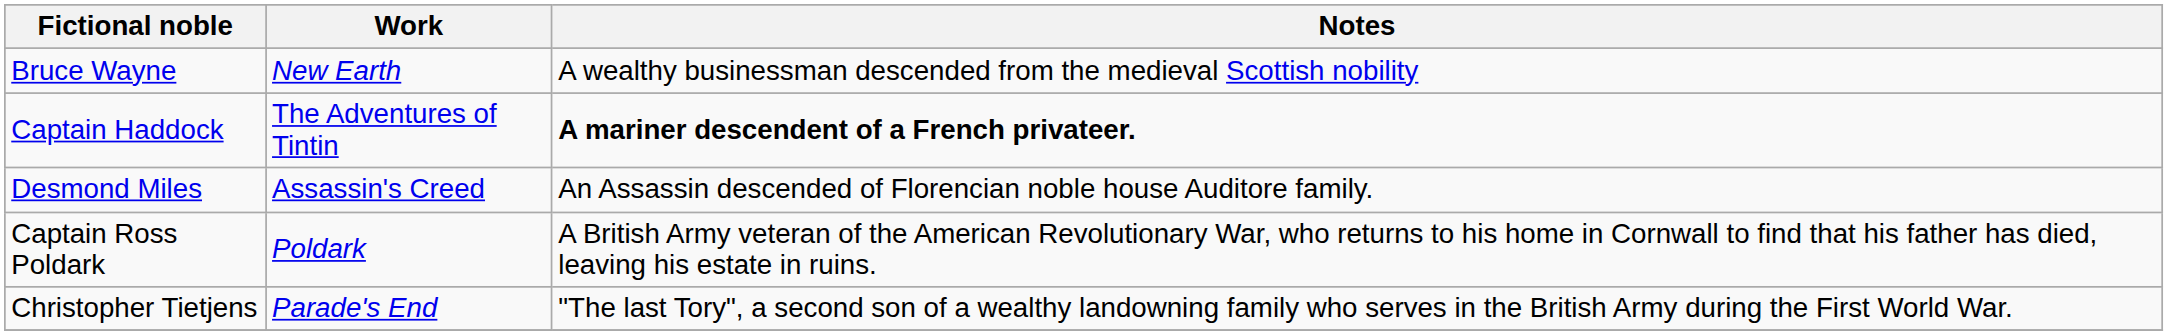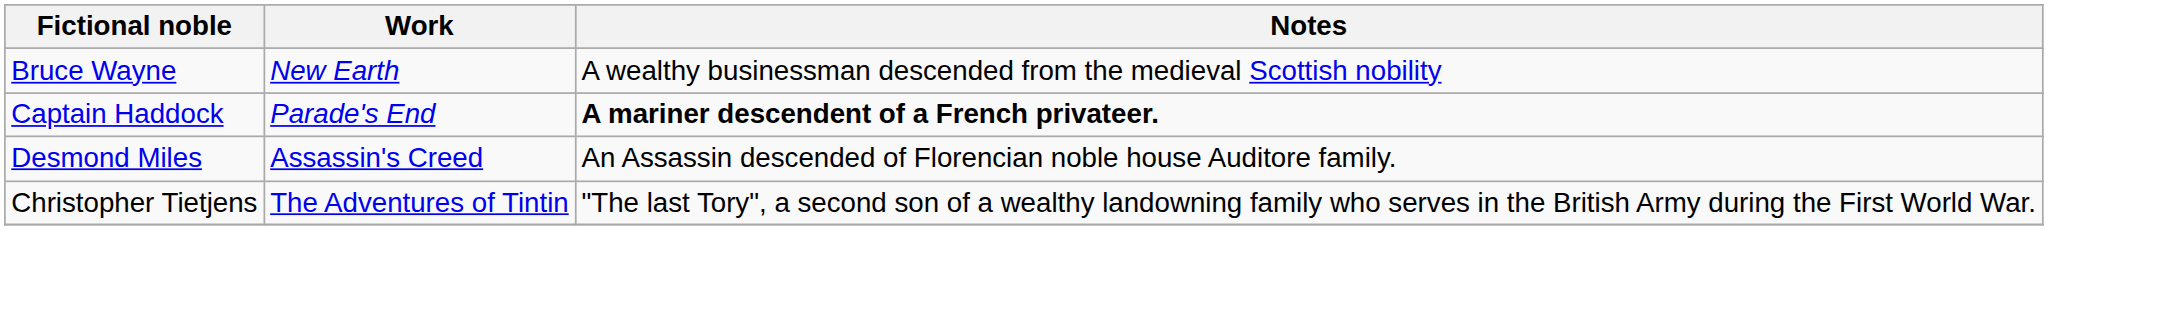(384, 129) The Adventures of Tintin -> (353, 114) Parade's End
- row: (94, 248)
(355, 308) Parade's End -> (419, 202) The Adventures of Tintin
